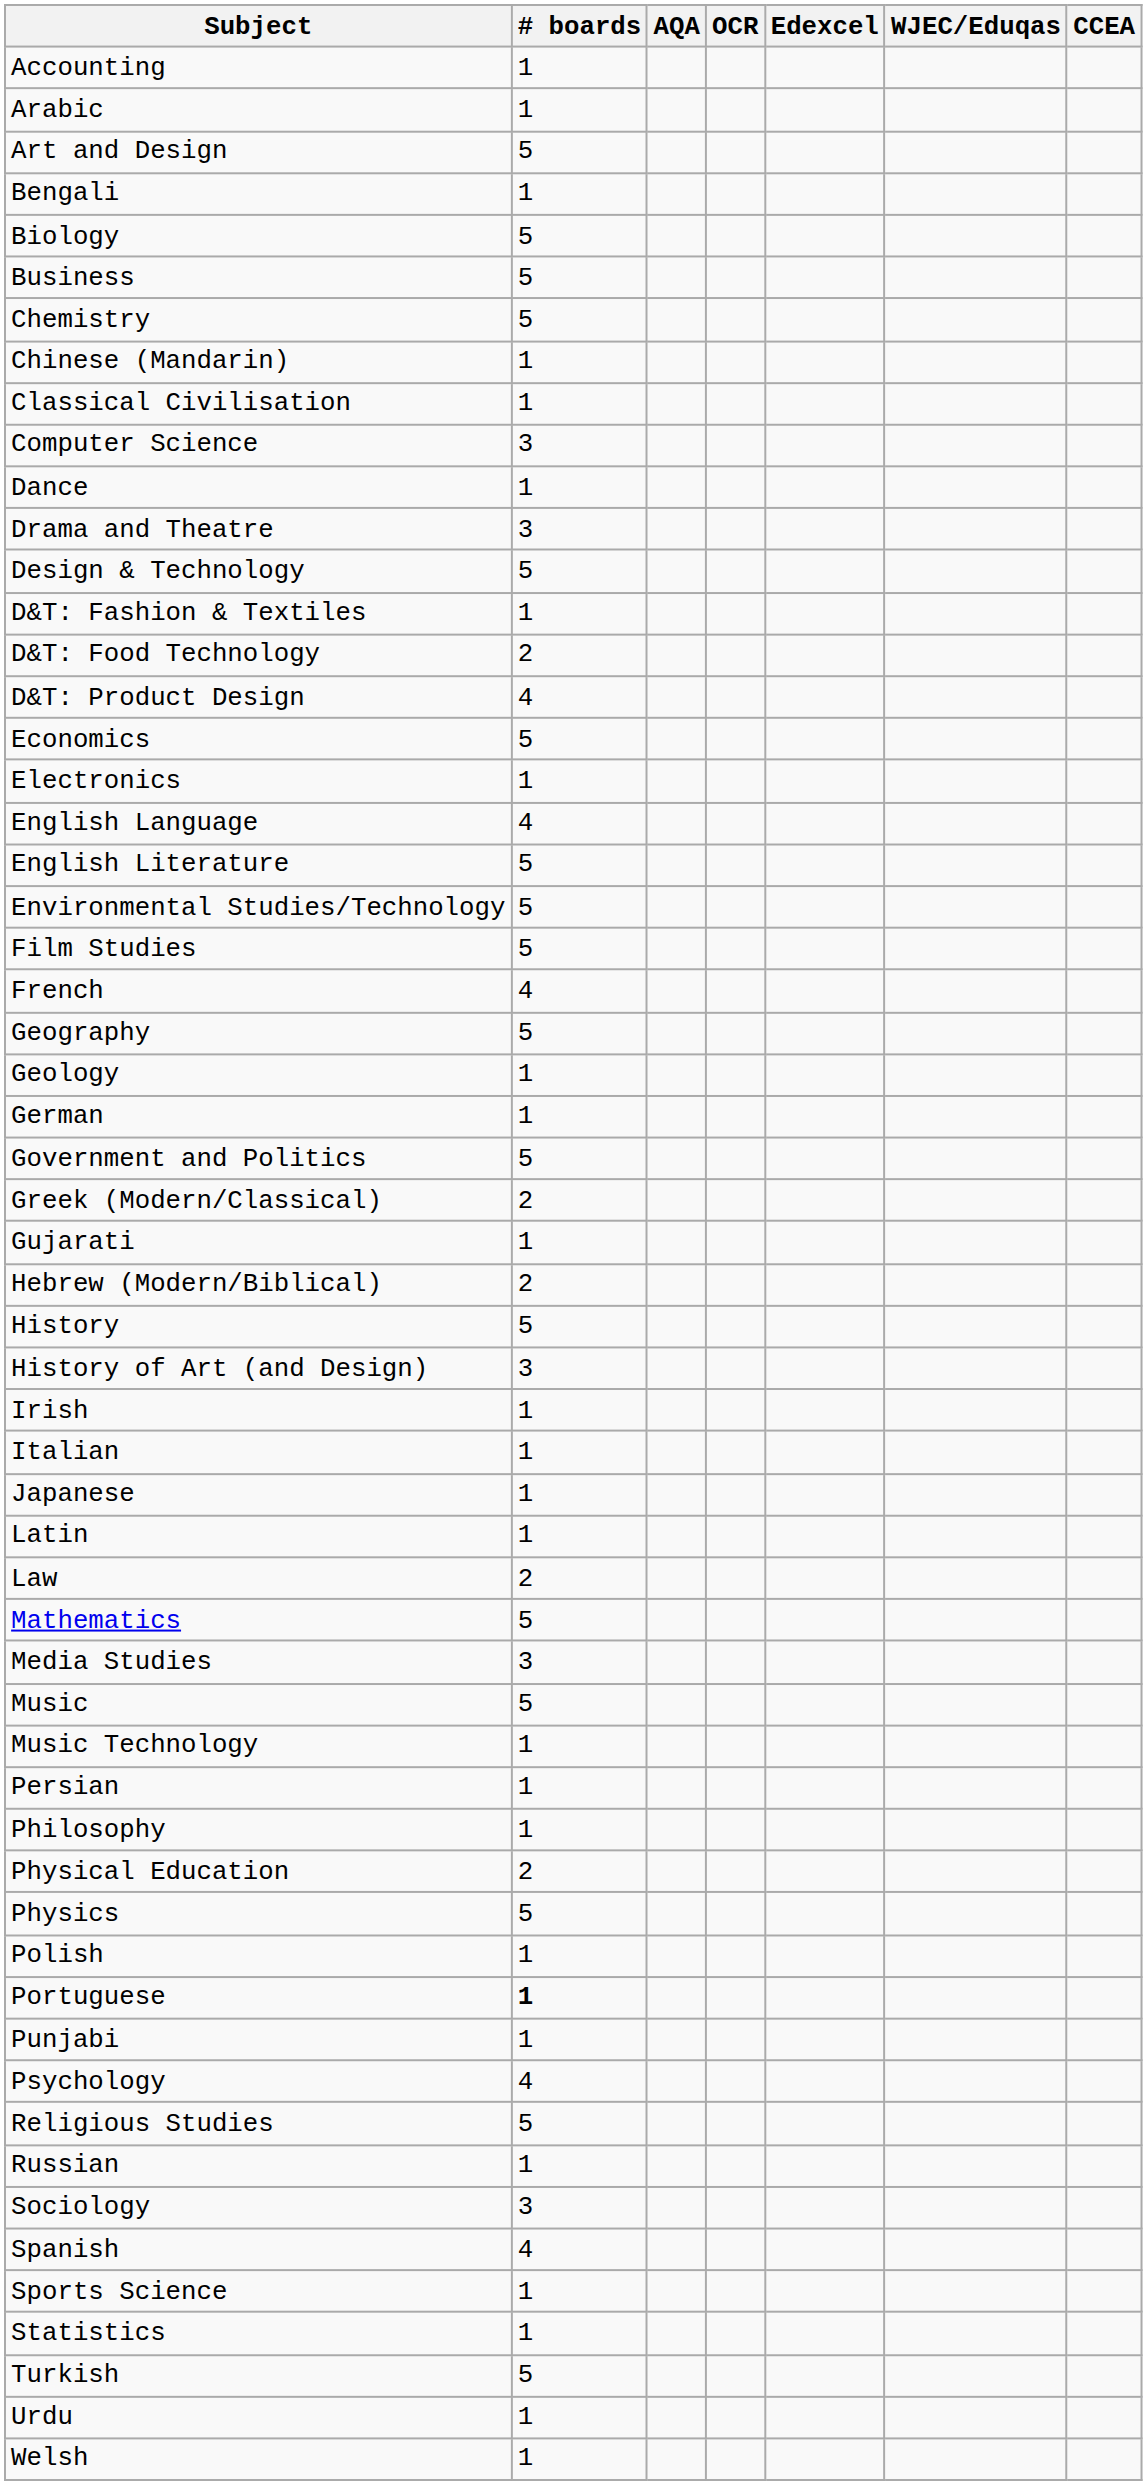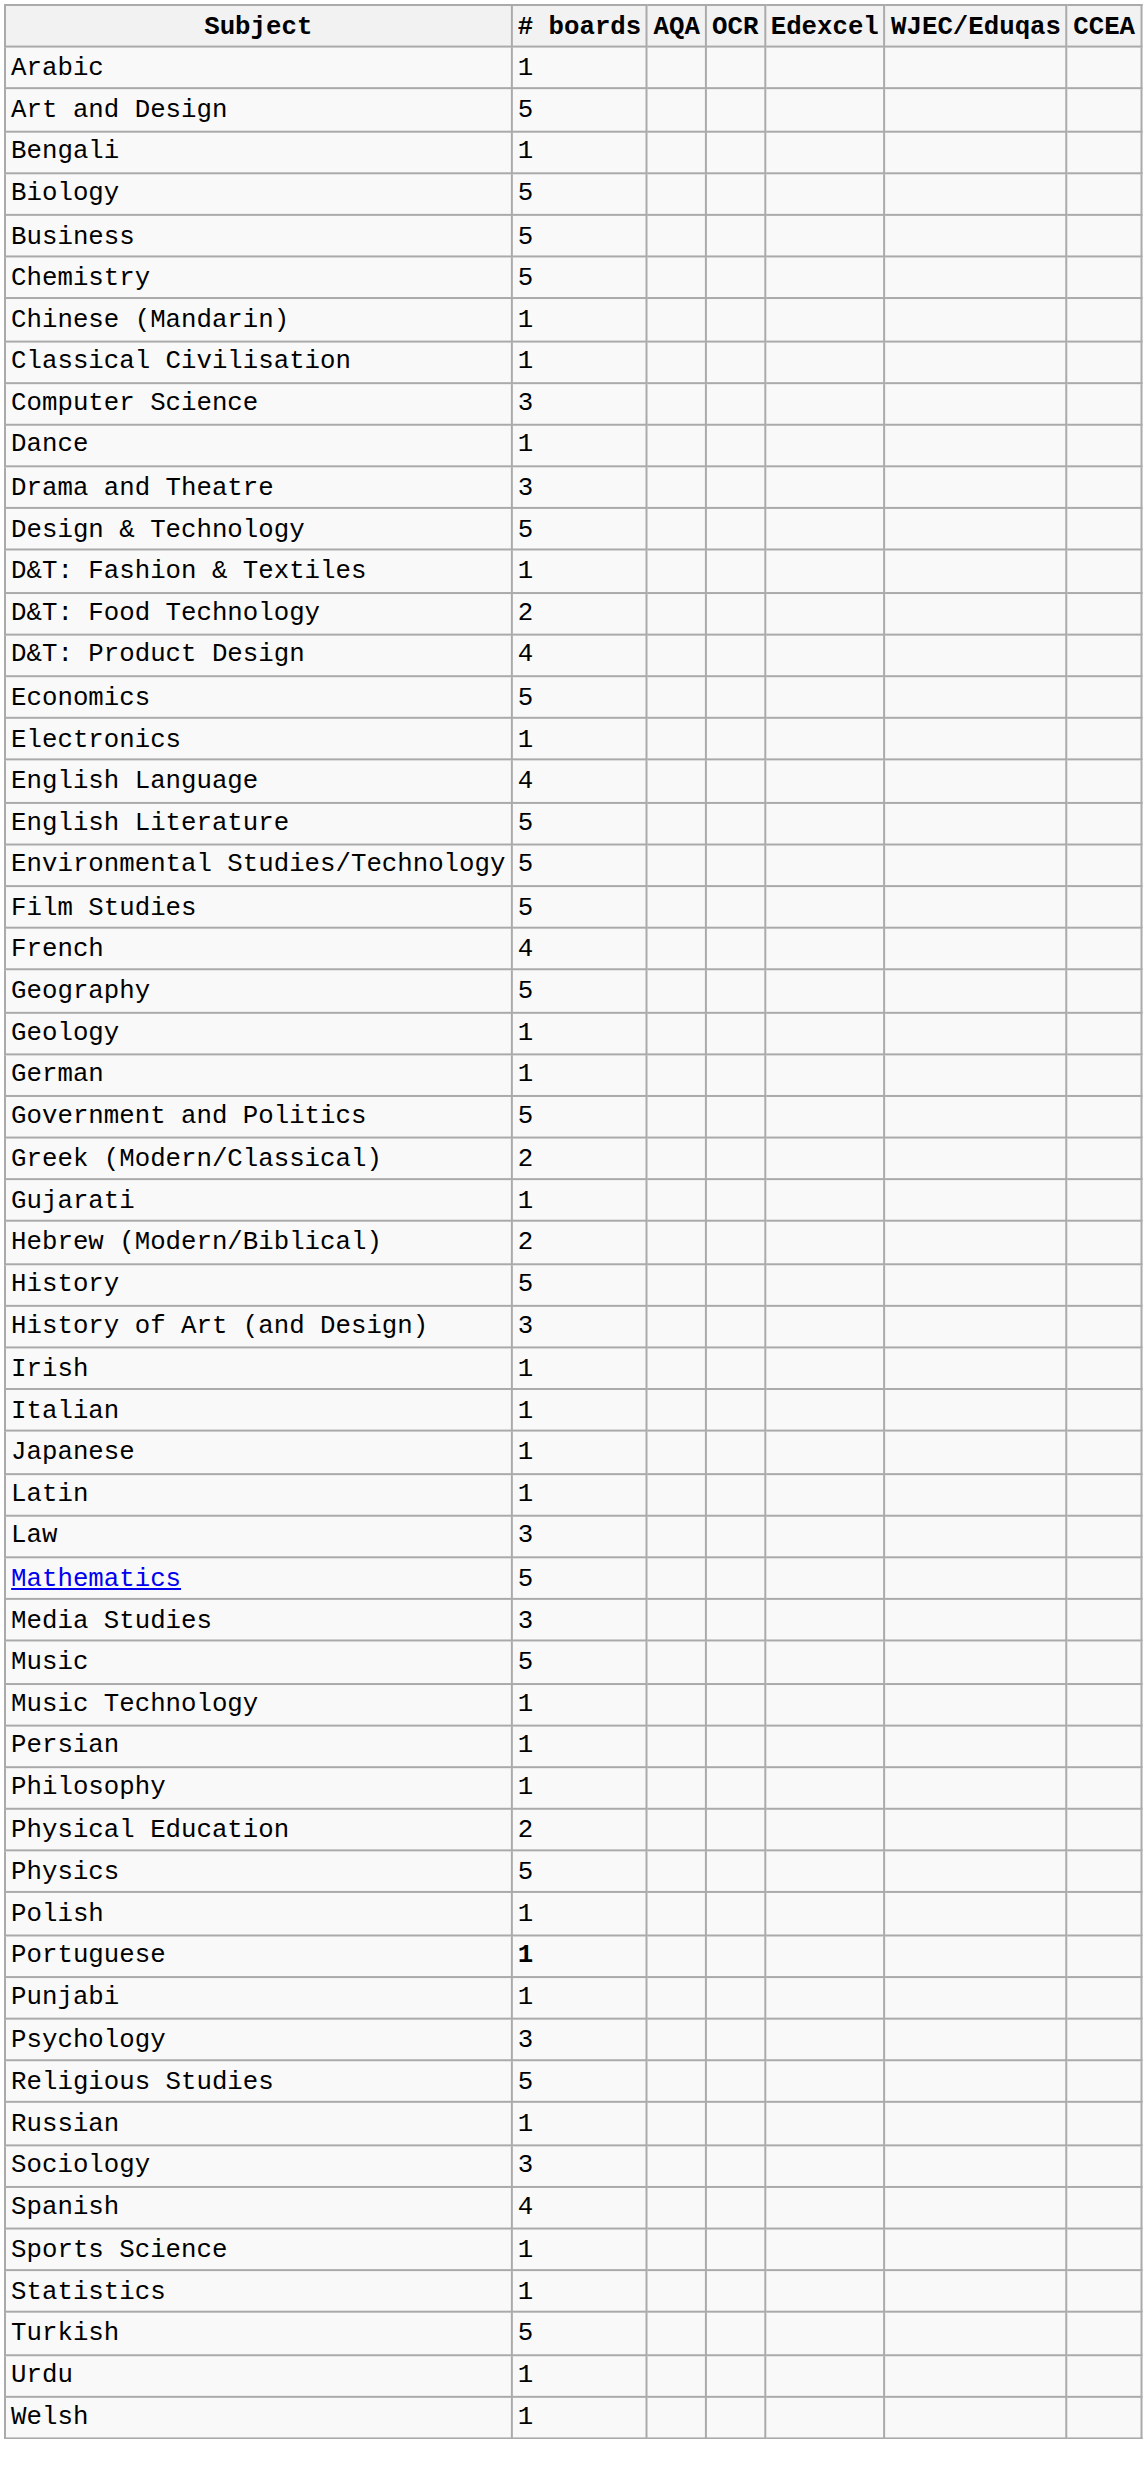- row: (88, 68)
(525, 1578) 2 -> (525, 1536) 3
(525, 2082) 4 -> (525, 2040) 3
